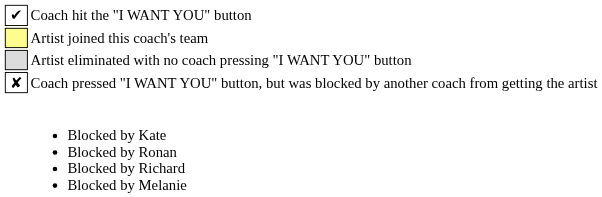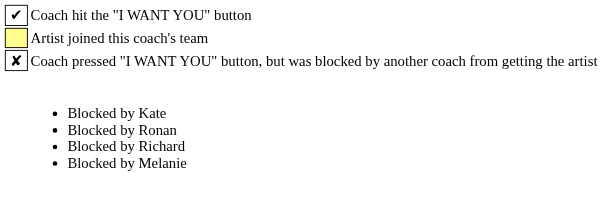- row: (221, 60)
